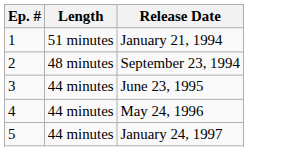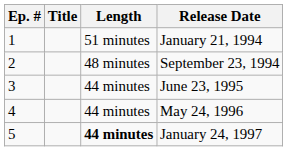+ column: (63, 16)
(81, 134) normal -> (119, 134) bold
